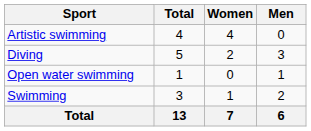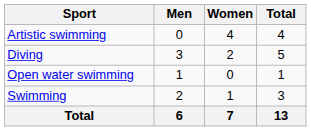columns swapped: (281, 14) <-> (179, 14)
